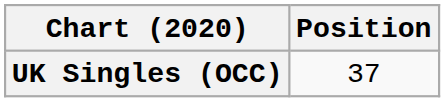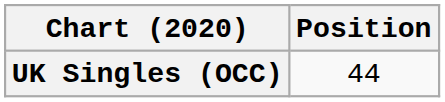(364, 74) 37 -> (364, 74) 44
